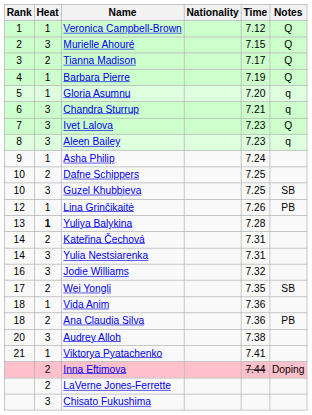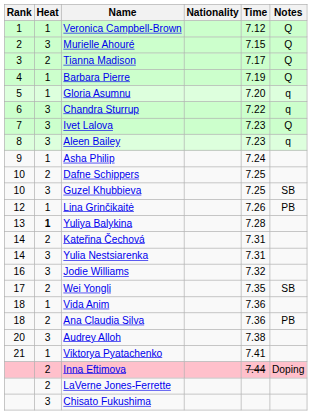(255, 110) 7.21 -> (255, 110) 7.22
